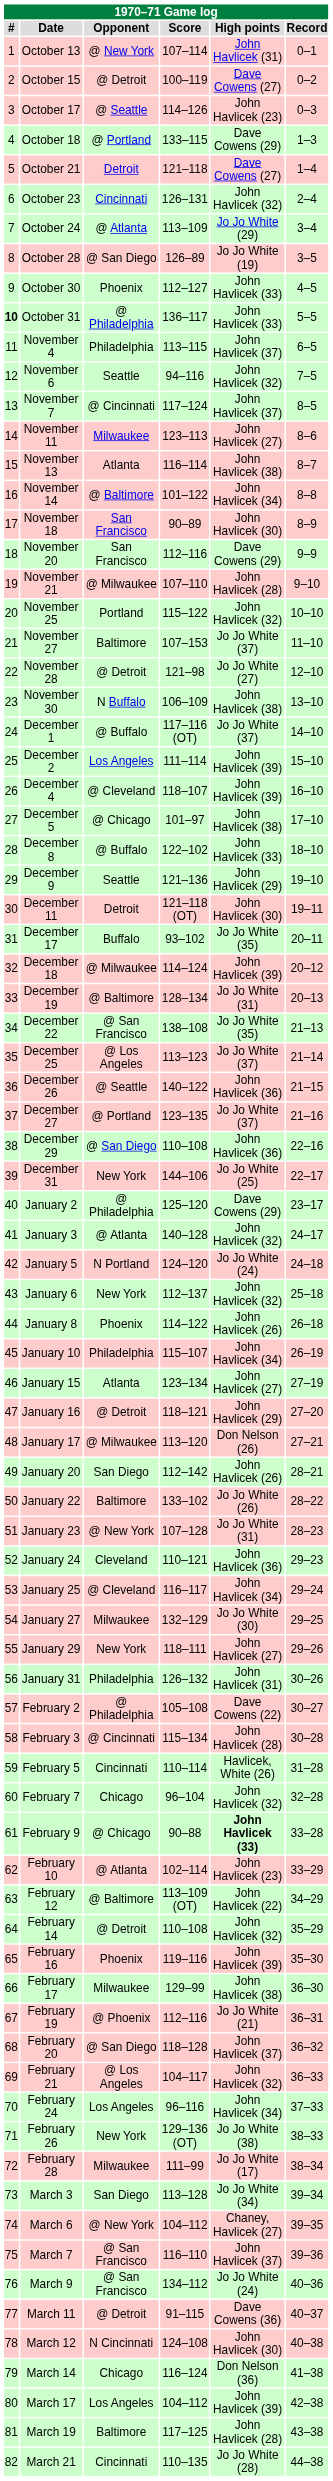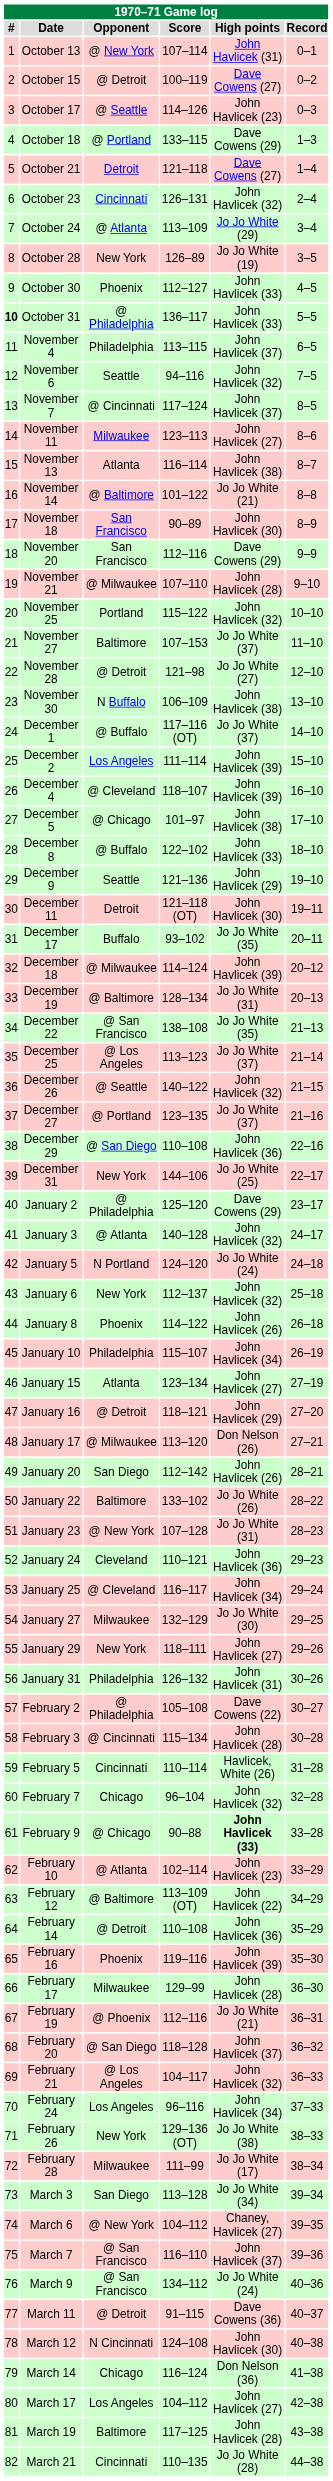(121, 258) @ San Diego -> (121, 258) New York
(248, 495) John Havlicek (34) -> (248, 495) Jo Jo White (21)
(248, 1087) John Havlicek (36) -> (248, 1087) John Havlicek (32)
(248, 1929) John Havlicek (32) -> (248, 1929) John Havlicek (36)
(248, 1988) John Havlicek (38) -> (248, 1988) John Havlicek (28)
(248, 2402) John Havlicek (39) -> (248, 2402) John Havlicek (27)
